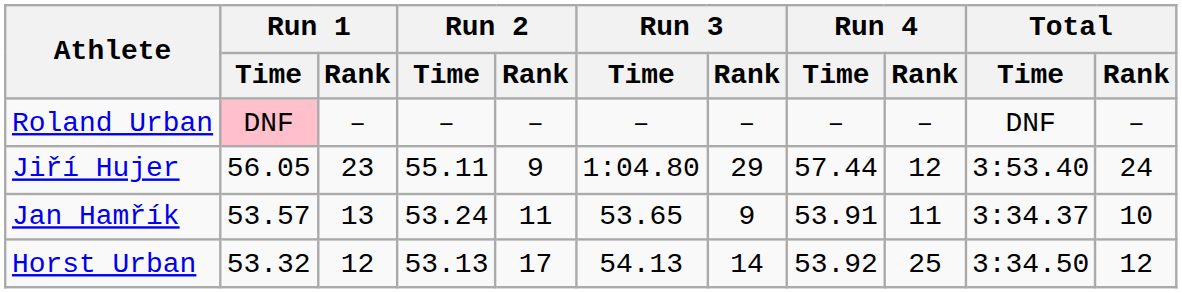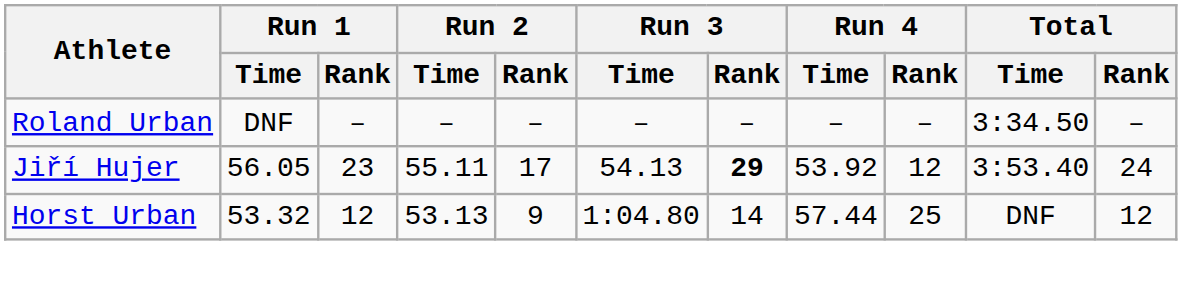(269, 122) pink background -> (269, 122) no background
(1031, 122) DNF -> (1031, 122) 3:34.50
(535, 169) 9 -> (535, 169) 17
(641, 169) 1:04.80 -> (641, 169) 54.13
(747, 169) normal -> (747, 169) bold
(836, 169) 57.44 -> (836, 169) 53.92
- row: (96, 216)
(535, 263) 17 -> (535, 216) 9
(641, 263) 54.13 -> (641, 216) 1:04.80
(836, 263) 53.92 -> (836, 216) 57.44
(1031, 263) 3:34.50 -> (1031, 216) DNF
